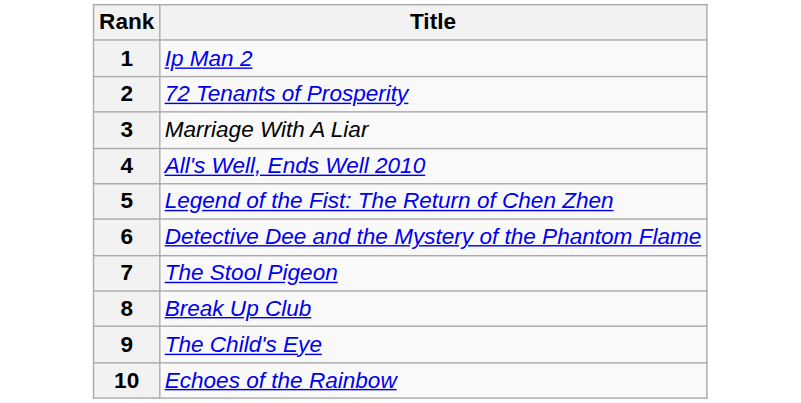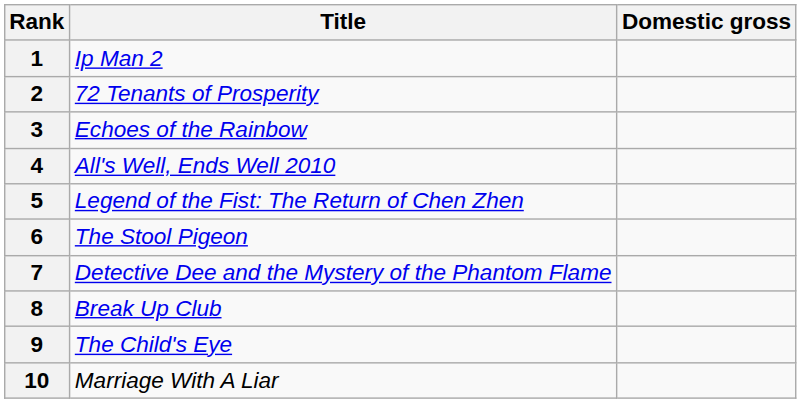+ column: (707, 22)
(267, 129) Marriage With A Liar -> (191, 129) Echoes of the Rainbow
(433, 237) Detective Dee and the Mystery of the Phantom Flame -> (161, 237) The Stool Pigeon
(251, 272) The Stool Pigeon -> (343, 272) Detective Dee and the Mystery of the Phantom Flame
(281, 380) Echoes of the Rainbow -> (177, 380) Marriage With A Liar
